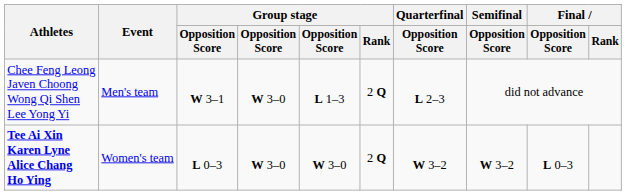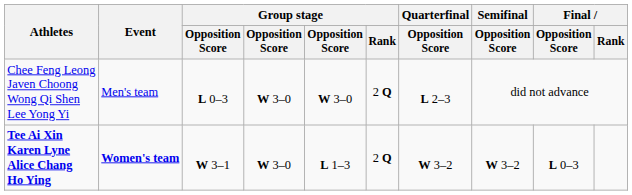(207, 99) W 3–1 -> (213, 99) L 0–3
(329, 99) L 1–3 -> (335, 99) W 3–0
(137, 157) normal -> (140, 157) bold
(207, 165) L 0–3 -> (213, 165) W 3–1
(329, 165) W 3–0 -> (335, 165) L 1–3
